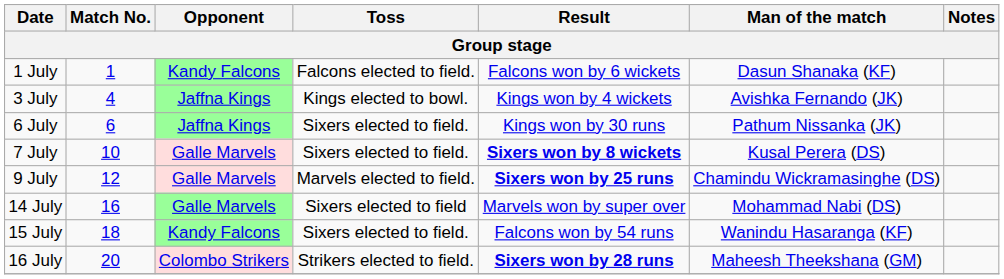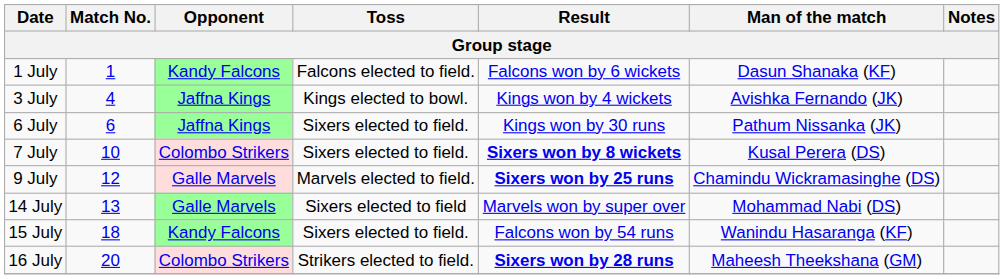(224, 152) Galle Marvels -> (224, 152) Colombo Strikers
(111, 206) 16 -> (111, 206) 13
